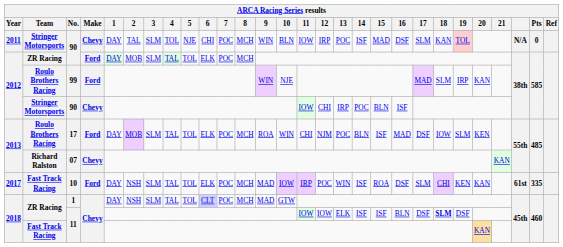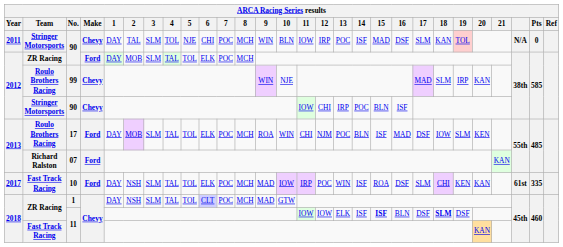(92, 81) Ford -> (92, 81) Chevy
(92, 161) Chevy -> (92, 161) Ford
(381, 214) normal -> (381, 214) bold
